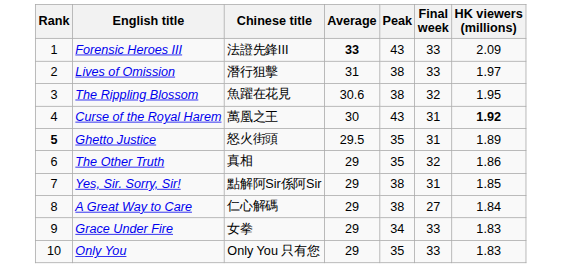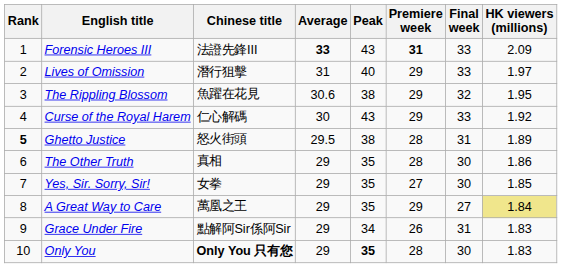+ column: (416, 21)
(397, 72) 38 -> (368, 72) 40
(253, 116) 萬凰之王 -> (222, 116) 仁心解碼
(433, 117) 31 -> (464, 117) 33
(489, 117) bold -> (519, 117) normal
(397, 139) 35 -> (368, 139) 38
(433, 162) 32 -> (464, 162) 30
(274, 184) 點解阿Sir係阿Sir -> (209, 184) 女拳
(397, 184) 38 -> (368, 184) 35
(433, 184) 31 -> (464, 184) 30
(253, 206) 仁心解碼 -> (222, 206) 萬凰之王
(397, 206) 38 -> (368, 206) 35
(489, 206) no background -> (519, 206) khaki background
(240, 228) 女拳 -> (244, 228) 點解阿Sir係阿Sir
(433, 229) 33 -> (464, 229) 31
(273, 251) normal -> (244, 251) bold
(397, 251) normal -> (368, 251) bold
(433, 251) 33 -> (464, 251) 30
